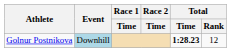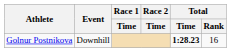(93, 41) lightblue background -> (93, 41) no background
(214, 41) 12 -> (214, 41) 16
